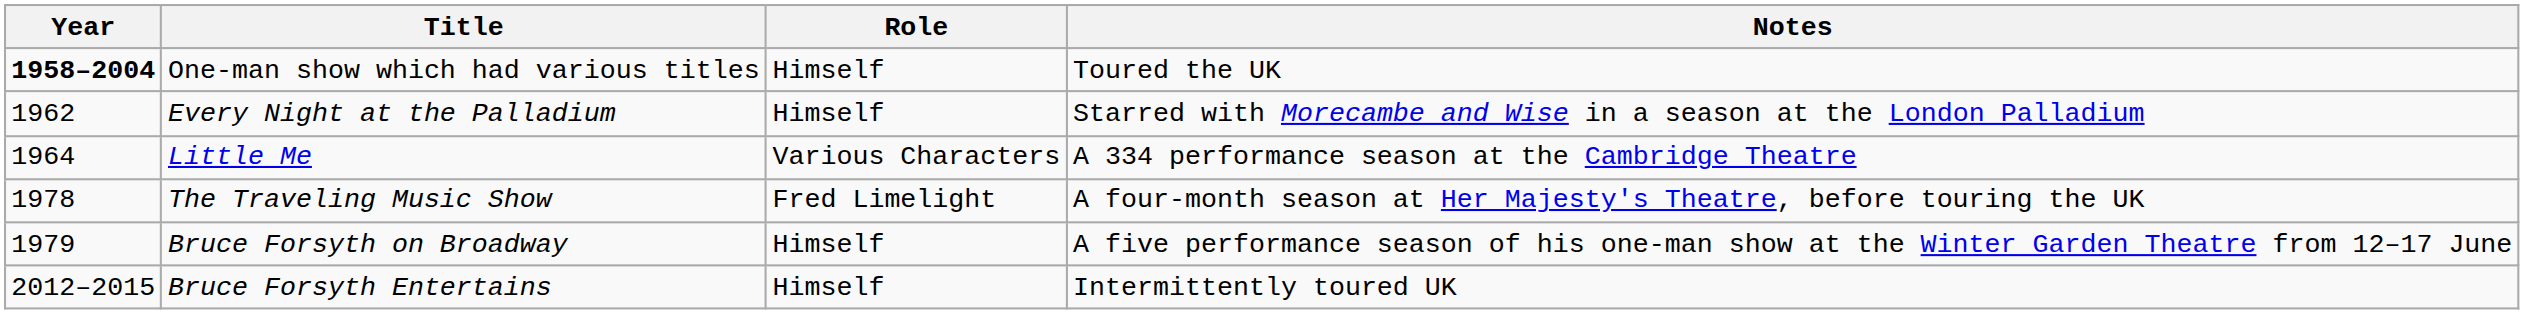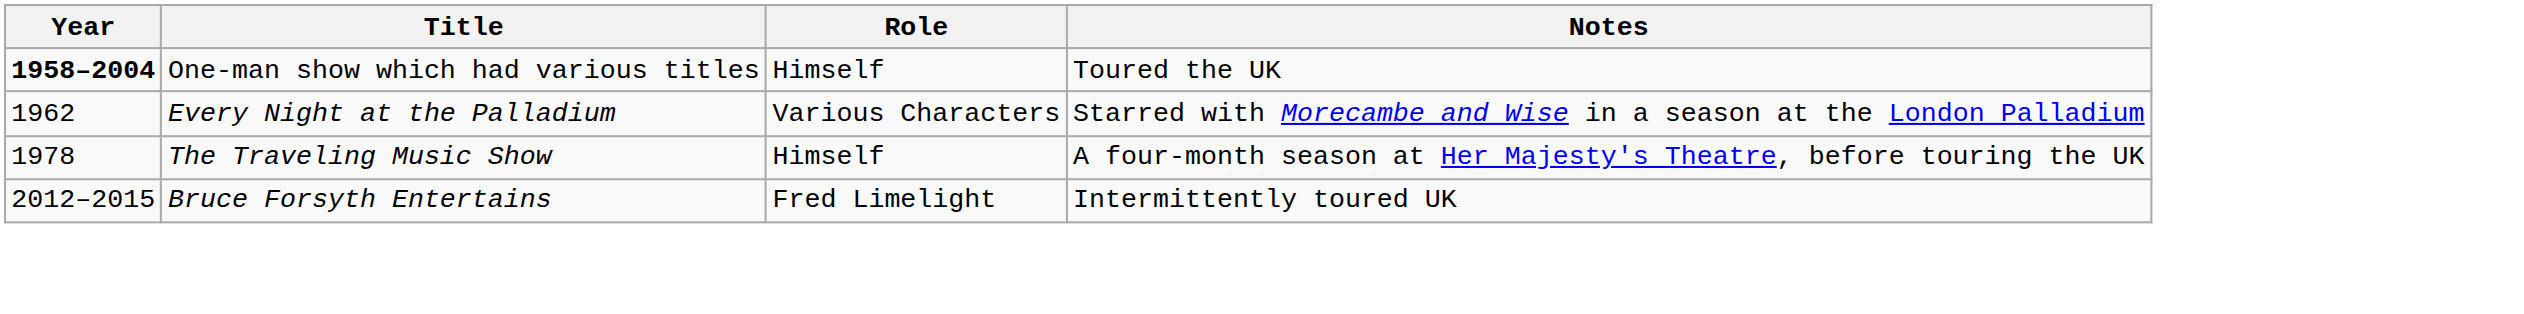(828, 114) Himself -> (916, 114) Various Characters
- row: (240, 157)
(884, 200) Fred Limelight -> (828, 157) Himself
- row: (368, 244)
(828, 287) Himself -> (884, 200) Fred Limelight
